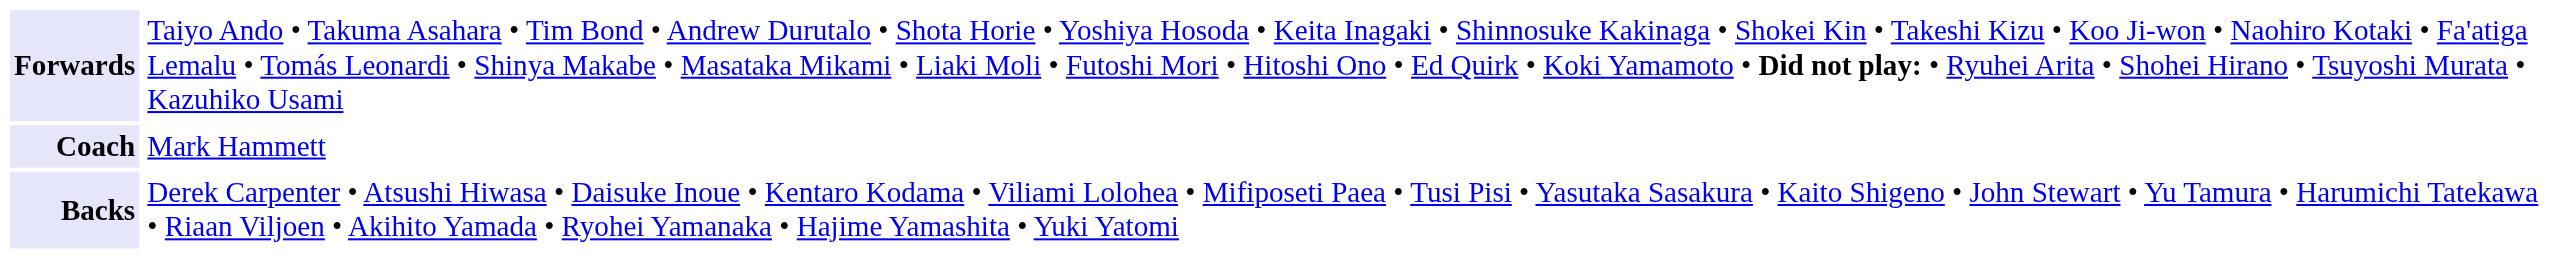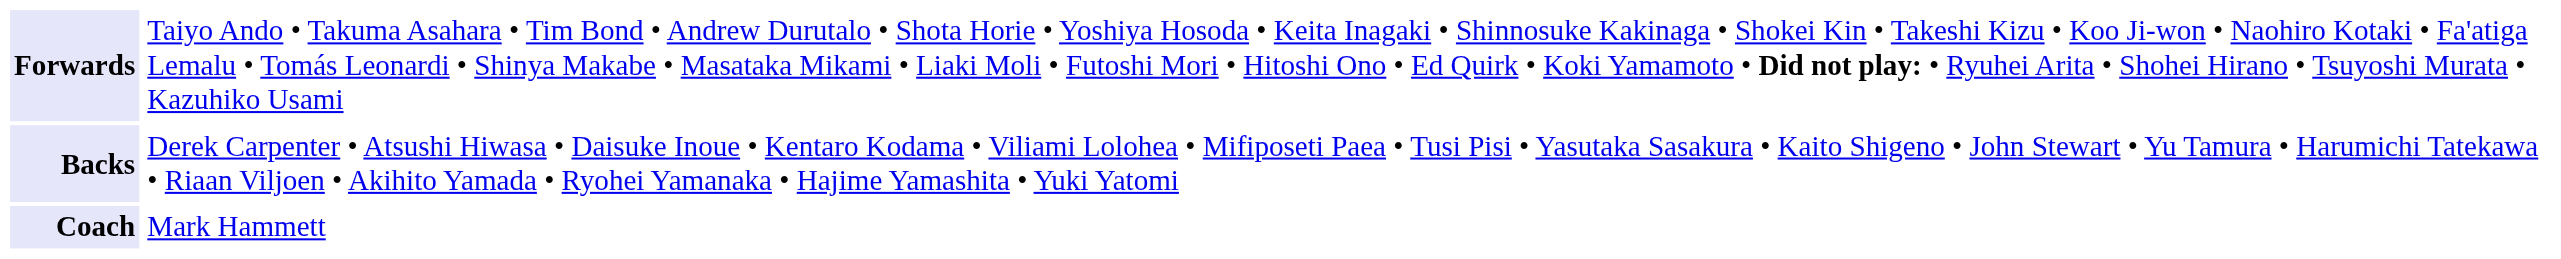rows swapped: (98, 209) <-> (96, 145)
